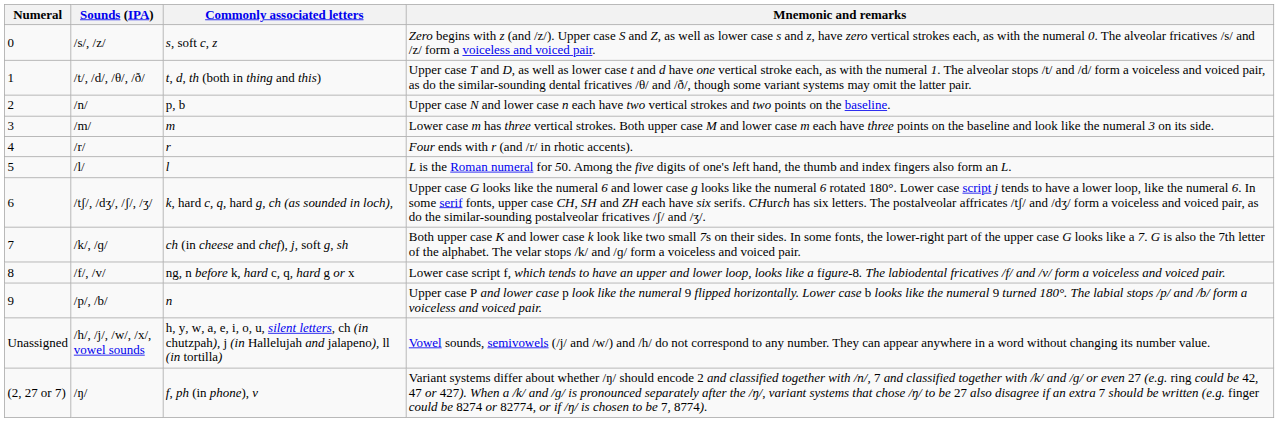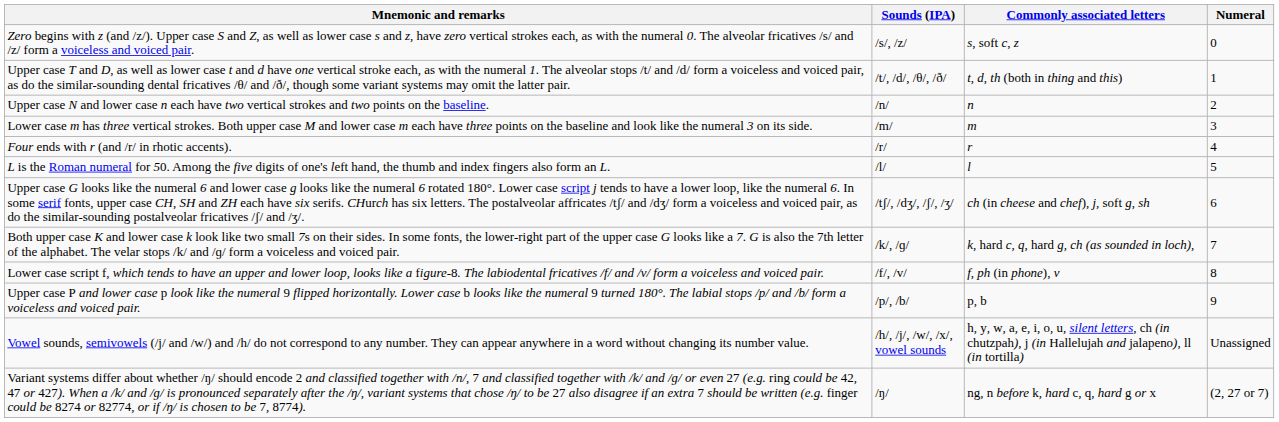columns swapped: (38, 14) <-> (840, 14)
(176, 105) p, b -> (970, 105) n
(279, 202) k, hard c, q, hard g, ch (as sounded in loch), -> (1058, 202) ch (in cheese and chef), j, soft g, sh
(257, 244) ch (in cheese and chef), j, soft g, sh -> (1081, 244) k, hard c, q, hard g, ch (as sounded in loch),
(260, 272) ng, n before k, hard c, q, hard g or x -> (1013, 272) f, ph (in phone), v
(169, 300) n -> (977, 300) p, b
(212, 392) f, ph (in phone), v -> (1062, 392) ng, n before k, hard c, q, hard g or x
